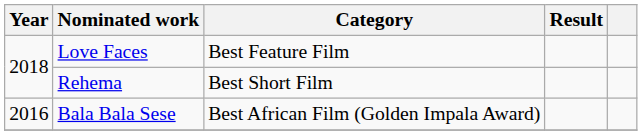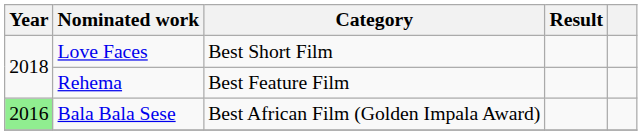(279, 51) Best Feature Film -> (271, 51) Best Short Film
(271, 82) Best Short Film -> (279, 82) Best Feature Film
(29, 113) no background -> (29, 113) lightgreen background
